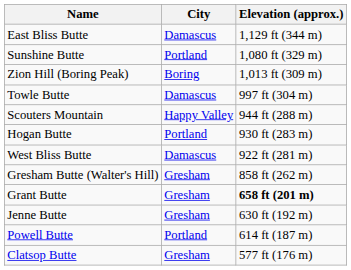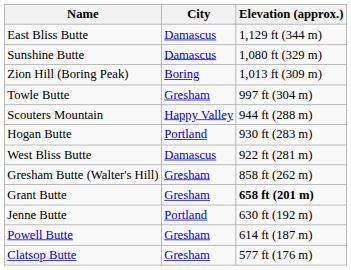(186, 54) Portland -> (190, 54) Damascus
(190, 94) Damascus -> (187, 94) Gresham
(187, 214) Gresham -> (186, 214) Portland
(186, 235) Portland -> (187, 235) Gresham
